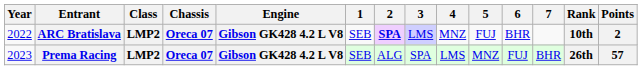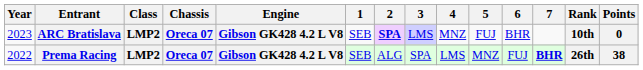(20, 34) 2022 -> (20, 34) 2023
(618, 34) 2 -> (619, 34) 0
(20, 54) 2023 -> (20, 54) 2022
(549, 54) normal -> (549, 54) bold
(618, 54) 57 -> (619, 54) 38
